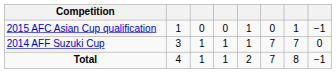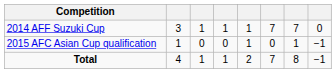rows swapped: (81, 28) <-> (56, 44)
